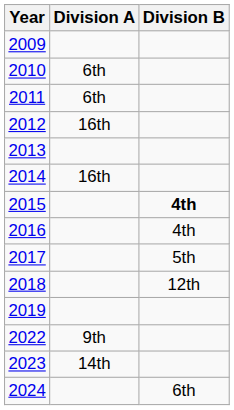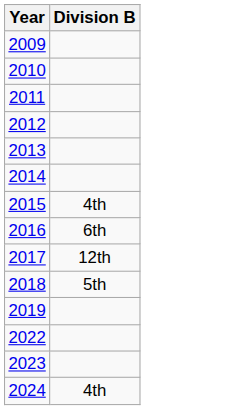- column: (94, 17)
(184, 204) bold -> (95, 204) normal
(184, 230) 4th -> (95, 230) 6th
(184, 257) 5th -> (95, 257) 12th
(184, 284) 12th -> (95, 284) 5th
(184, 390) 6th -> (95, 390) 4th
